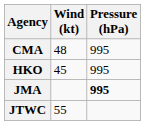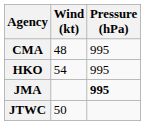(60, 69) 45 -> (60, 69) 54
(60, 110) 55 -> (60, 110) 50
